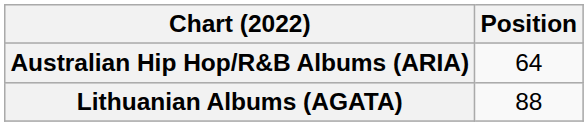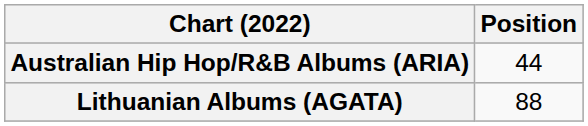(529, 62) 64 -> (529, 62) 44
